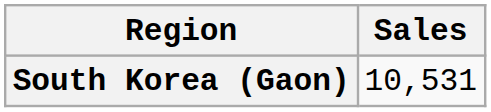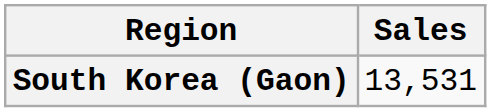(421, 81) 10,531 -> (421, 81) 13,531
